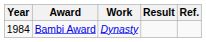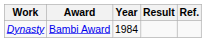columns swapped: (18, 12) <-> (119, 12)
